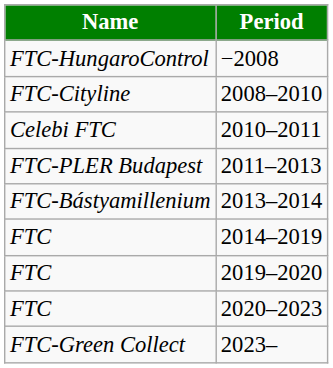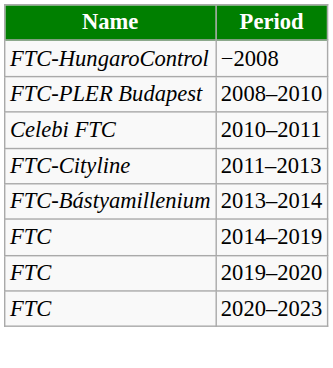(70, 93) FTC-Cityline -> (106, 93) FTC-PLER Budapest
(106, 165) FTC-PLER Budapest -> (70, 165) FTC-Cityline
- row: (249, 344)
